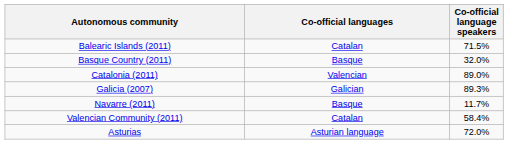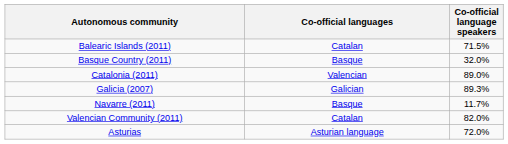(477, 118) 58.4% -> (477, 118) 82.0%
